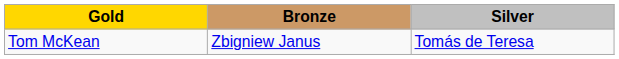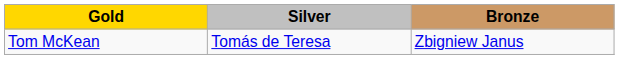columns swapped: (513, 16) <-> (309, 16)
